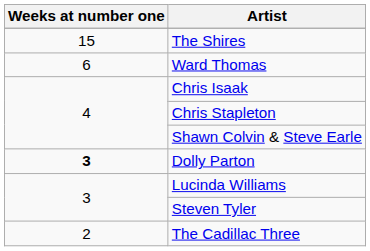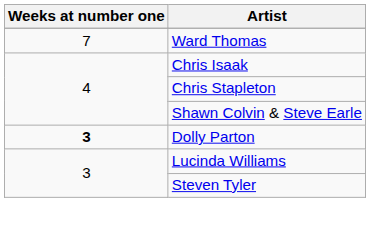- row: (209, 40)
(86, 64) 6 -> (86, 40) 7
- row: (236, 233)
